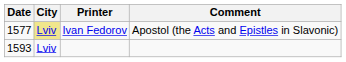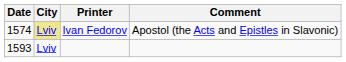(19, 30) 1577 -> (19, 30) 1574
